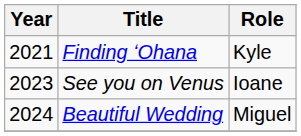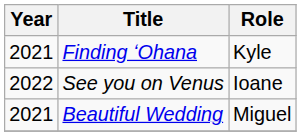(31, 83) 2023 -> (31, 83) 2022
(31, 114) 2024 -> (31, 114) 2021
